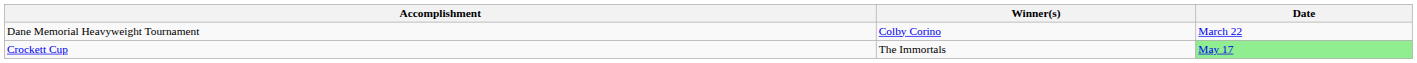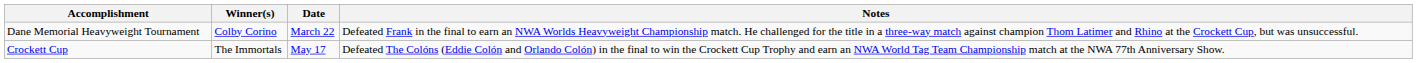+ column: (876, 13)
(1216, 49) lightgreen background -> (308, 49) no background
